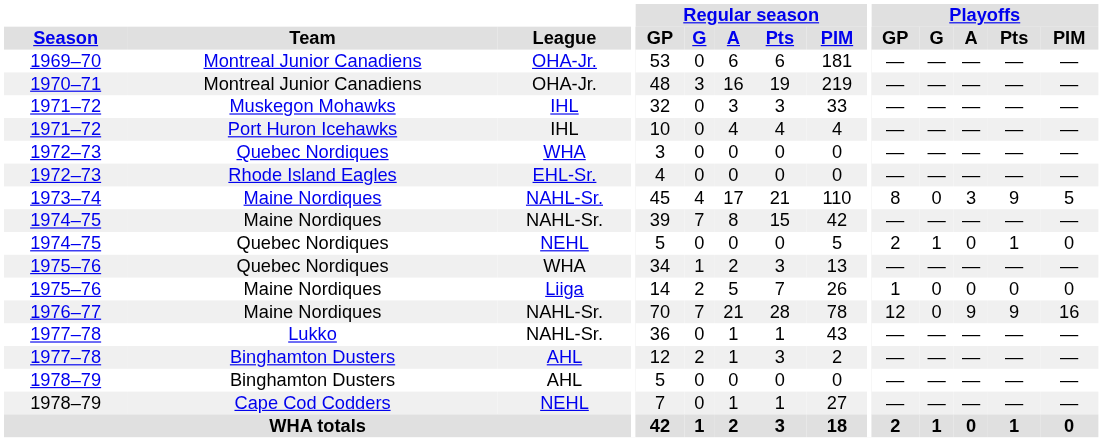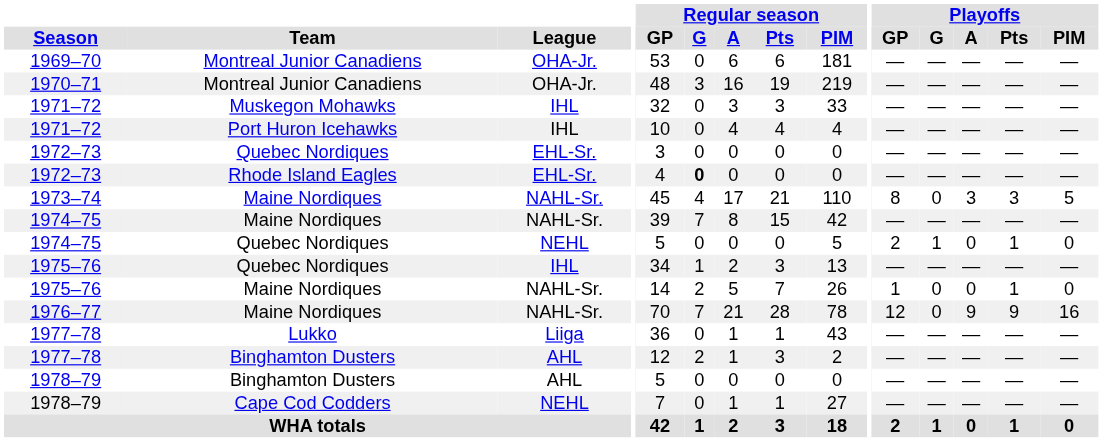(564, 152) WHA -> (564, 152) EHL-Sr.
(699, 174) normal -> (699, 174) bold
(1014, 197) 9 -> (1014, 197) 3
(564, 266) WHA -> (564, 266) IHL
(564, 288) Liiga -> (564, 288) NAHL-Sr.
(1014, 288) 0 -> (1014, 288) 1
(564, 334) NAHL-Sr. -> (564, 334) Liiga
